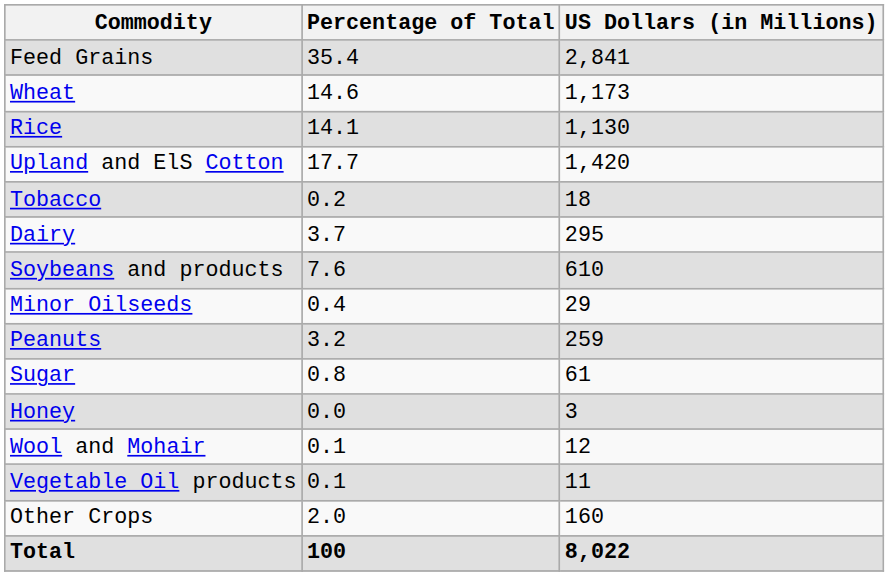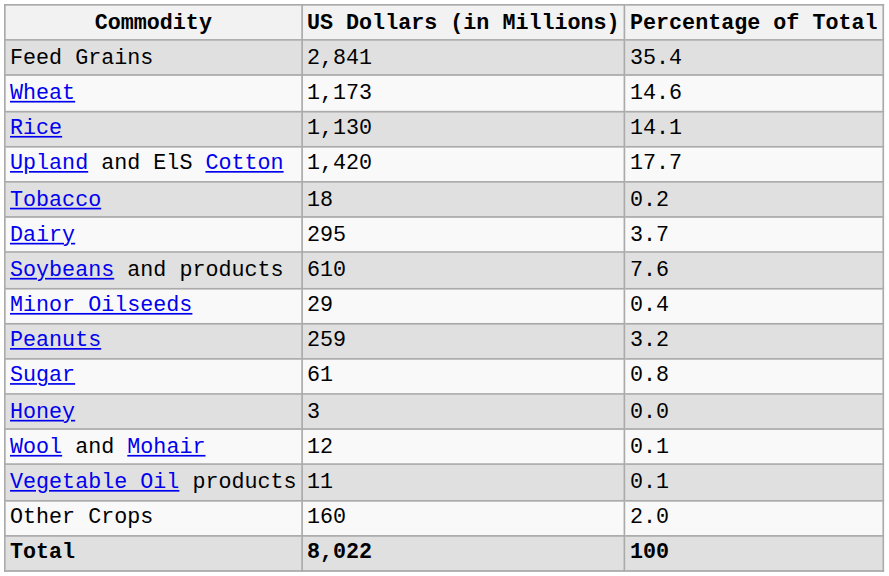columns swapped: (721, 23) <-> (431, 23)
